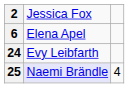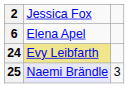(63, 53) no background -> (63, 53) khaki background
(117, 72) 4 -> (117, 72) 3
